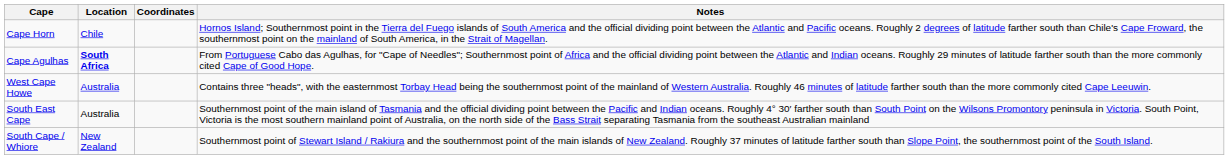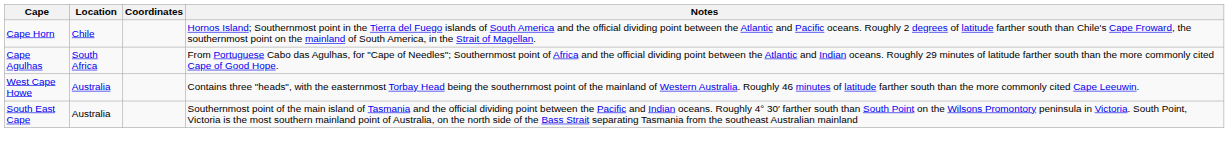(95, 60) bold -> (85, 60) normal
- row: (36, 141)
